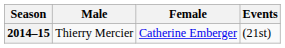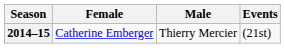columns swapped: (188, 14) <-> (94, 14)
